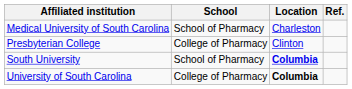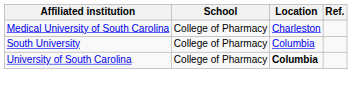(219, 28) School of Pharmacy -> (221, 28) College of Pharmacy
- row: (53, 44)
(219, 60) School of Pharmacy -> (221, 44) College of Pharmacy
(295, 60) bold -> (293, 44) normal
